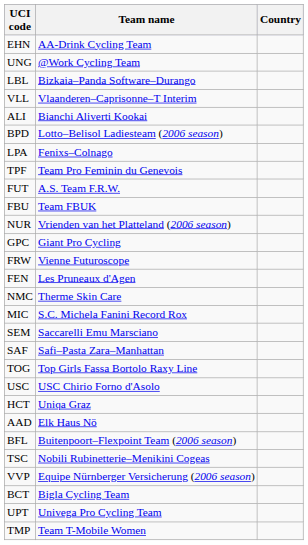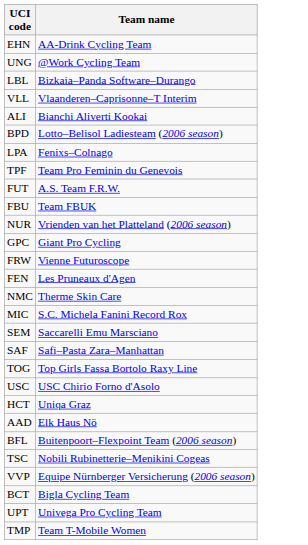- column: (280, 19)
